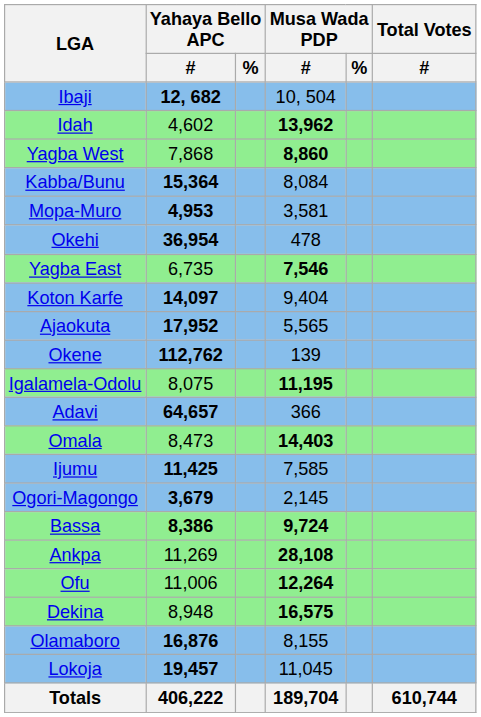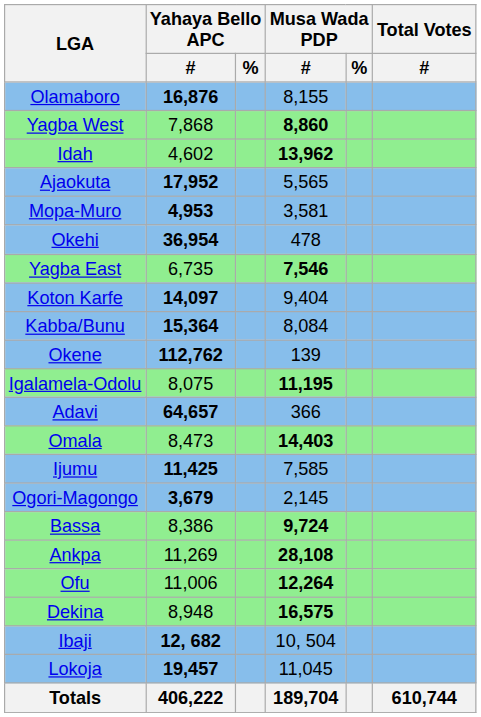rows swapped: (75, 641) <-> (75, 97)
rows swapped: (75, 125) <-> (75, 154)
rows swapped: (75, 326) <-> (75, 183)
(191, 526) bold -> (191, 526) normal
